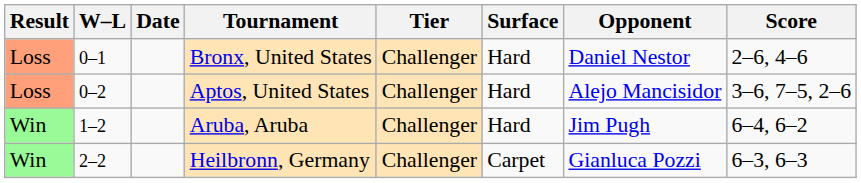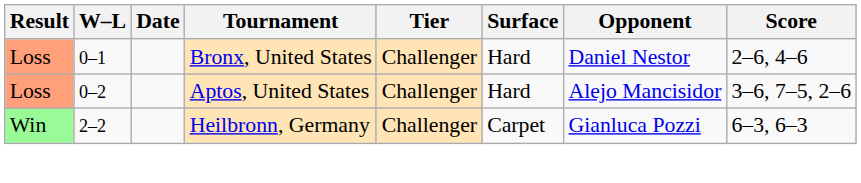- row: (249, 125)
